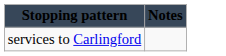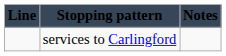+ column: (22, 16)
